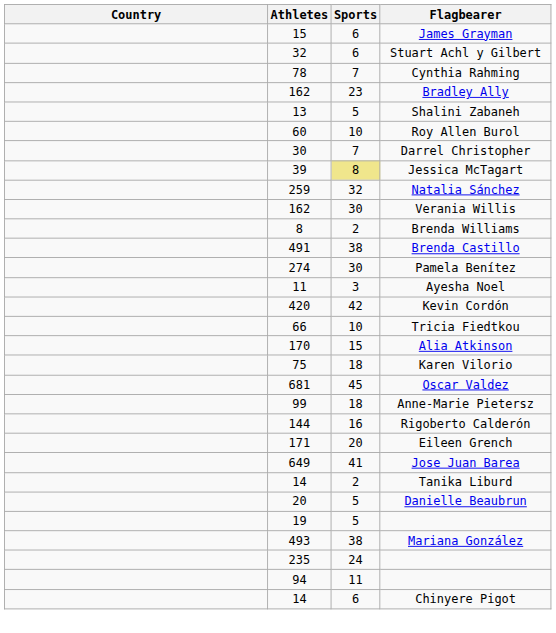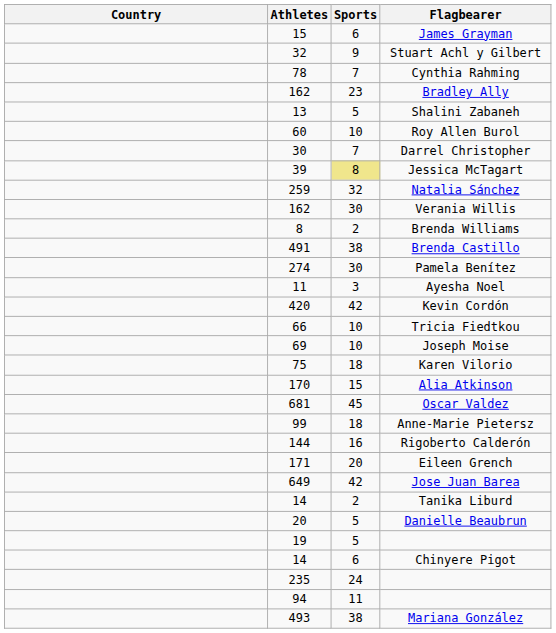(356, 53) 6 -> (356, 53) 9
+ row: (299, 346)
rows swapped: (299, 365) <-> (299, 346)
(356, 463) 41 -> (356, 482) 42
rows swapped: (299, 599) <-> (299, 541)
